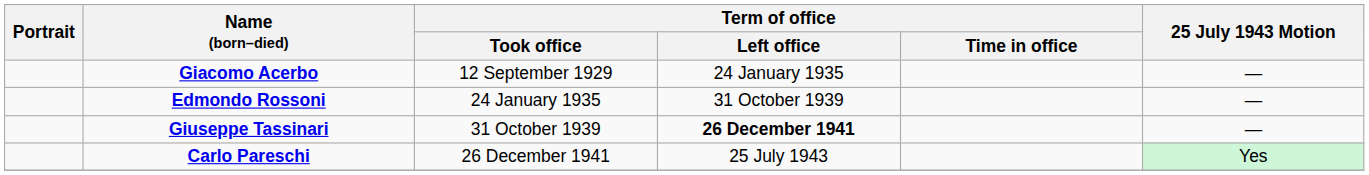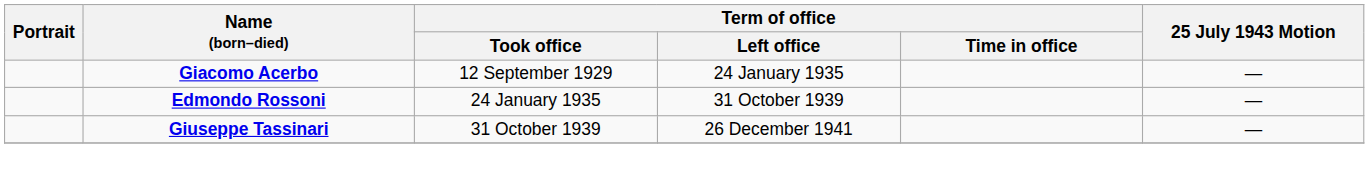(779, 128) bold -> (779, 128) normal
- row: (249, 156)
